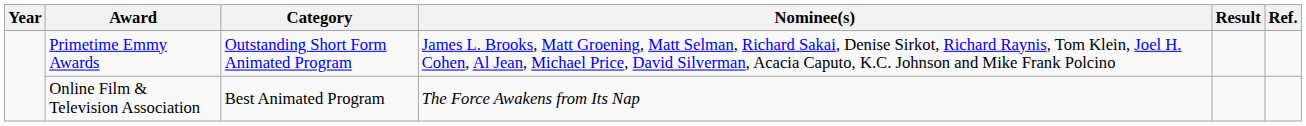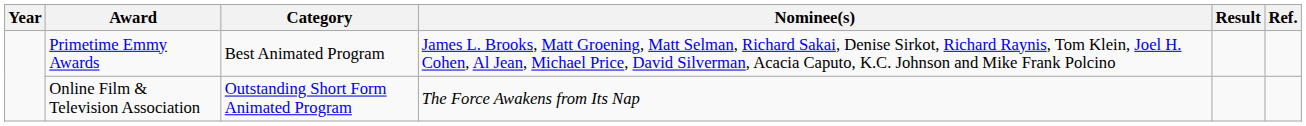(306, 53) Outstanding Short Form Animated Program -> (305, 53) Best Animated Program
(305, 98) Best Animated Program -> (306, 98) Outstanding Short Form Animated Program
